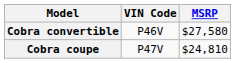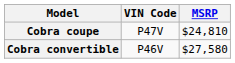rows swapped: (63, 49) <-> (63, 31)
